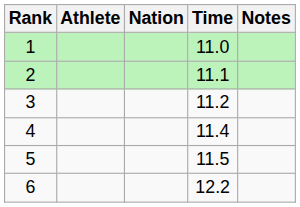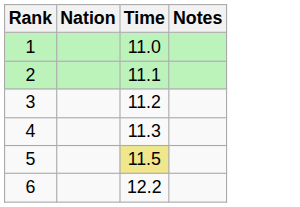- column: (90, 18)
(213, 131) 11.4 -> (144, 131) 11.3
(213, 159) no background -> (144, 159) khaki background
